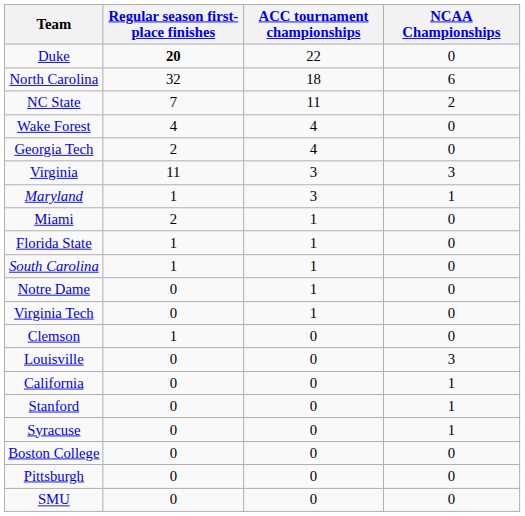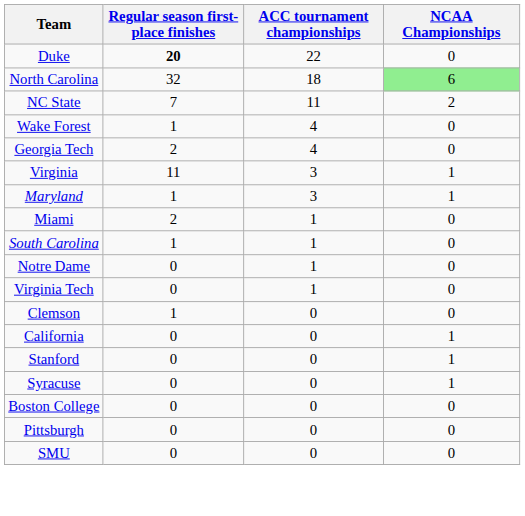(451, 79) no background -> (451, 79) lightgreen background
(173, 126) 4 -> (173, 126) 1
(451, 172) 3 -> (451, 172) 1
- row: (54, 242)
- row: (54, 359)
